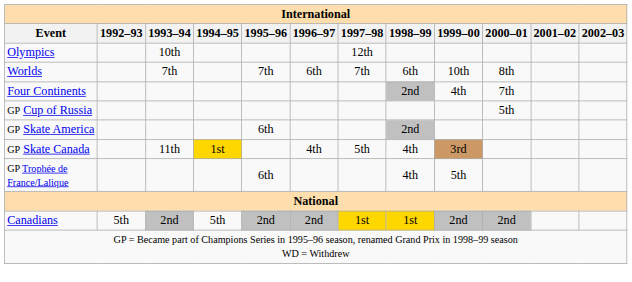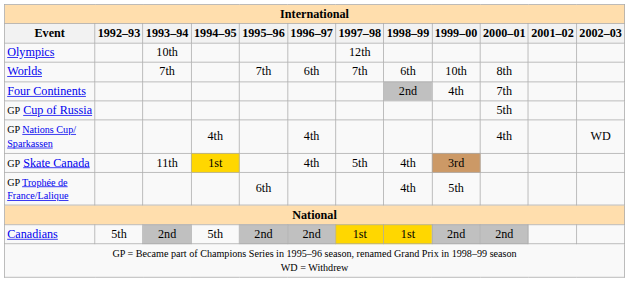+ row: (42, 137)
- row: (51, 129)
